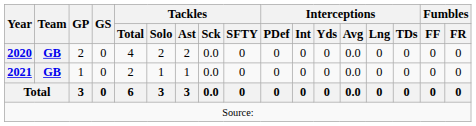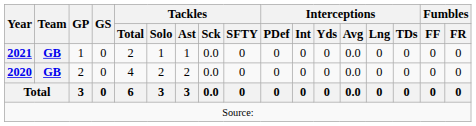rows swapped: (20, 53) <-> (20, 72)
